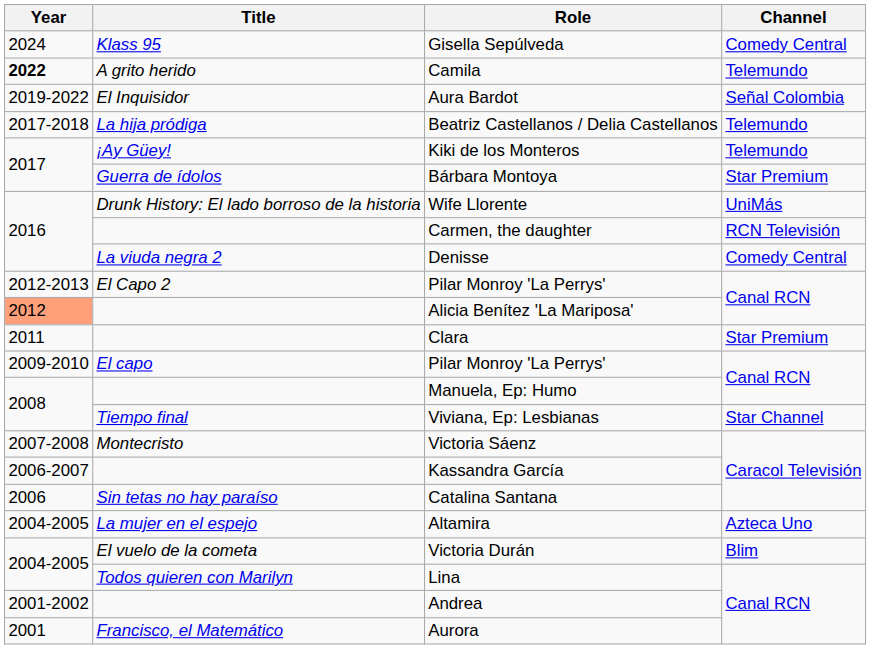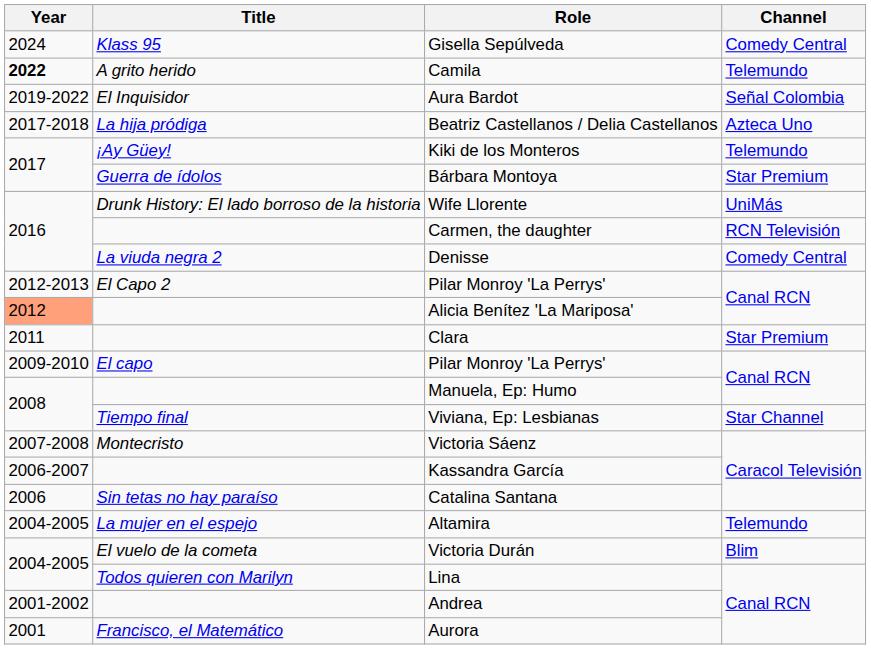(767, 124) Telemundo -> (769, 124) Azteca Uno
(769, 524) Azteca Uno -> (767, 524) Telemundo
